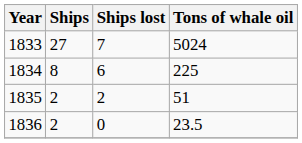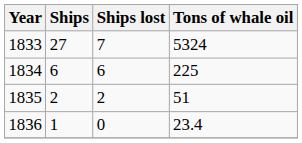(190, 44) 5024 -> (190, 44) 5324
(54, 71) 8 -> (54, 71) 6
(54, 124) 2 -> (54, 124) 1
(188, 124) 23.5 -> (188, 124) 23.4
